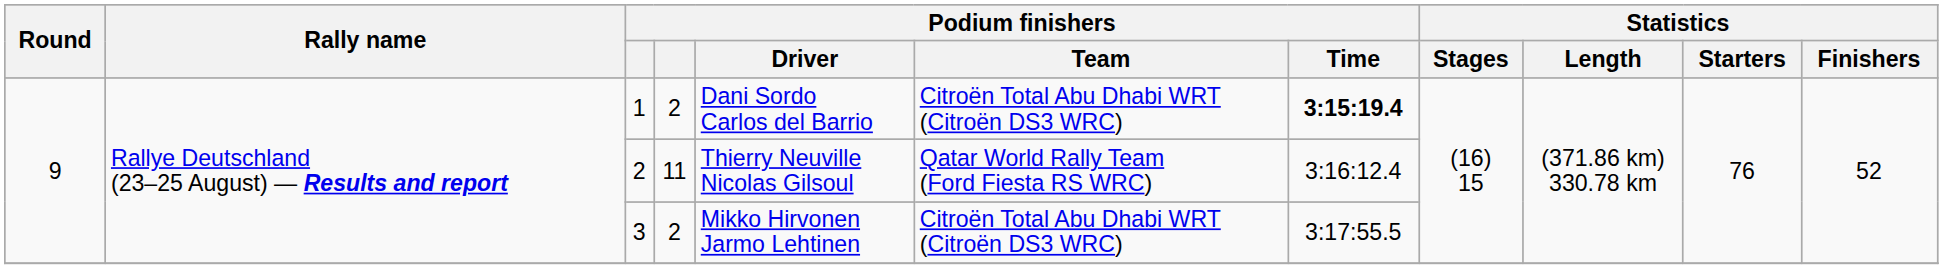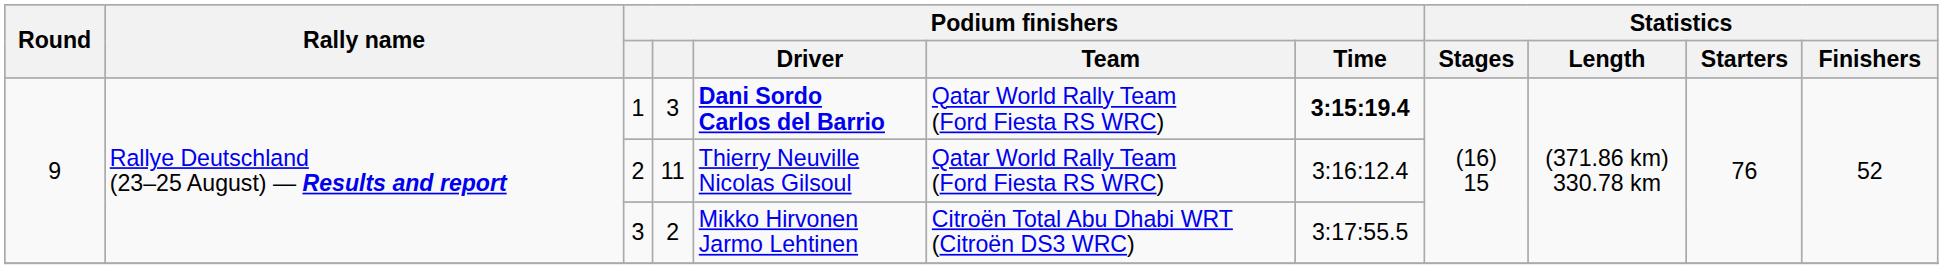(674, 108) 2 -> (673, 108) 3
(787, 108) normal -> (792, 108) bold
(1070, 108) Citroën Total Abu Dhabi WRT (Citroën DS3 WRC) -> (1054, 108) Qatar World Rally Team (Ford Fiesta RS WRC)
